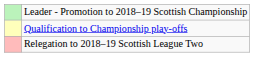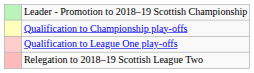+ row: (101, 44)
